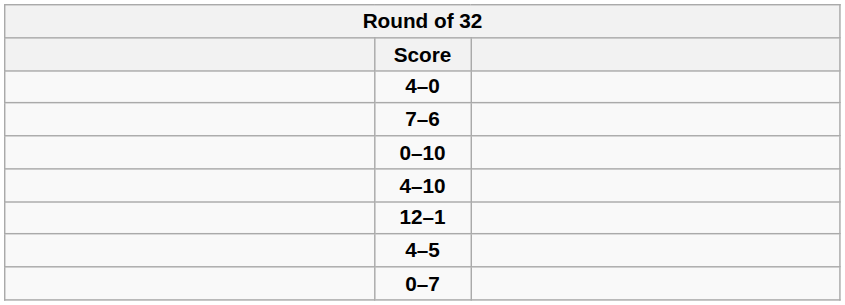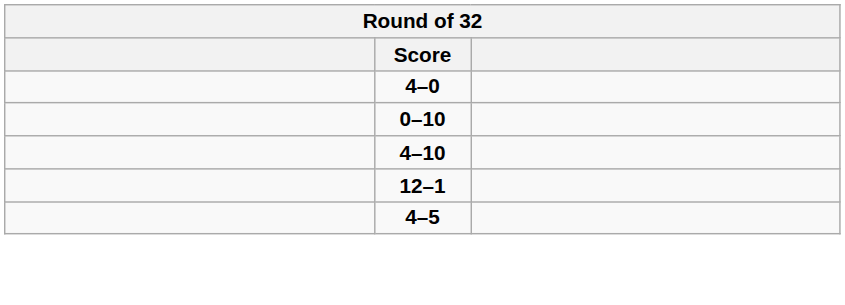- row: (422, 120)
- row: (422, 284)
